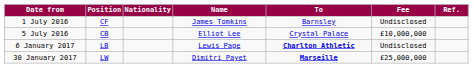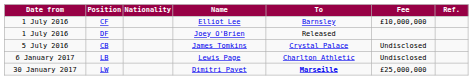(219, 22) James Tomkins -> (219, 22) Elliot Lee
(403, 22) Undisclosed -> (403, 22) £10,000,000
+ row: (104, 33)
(219, 33) Elliot Lee -> (219, 45) James Tomkins
(403, 33) £10,000,000 -> (403, 45) Undisclosed
(319, 45) bold -> (319, 57) normal
